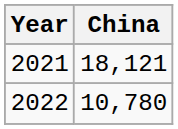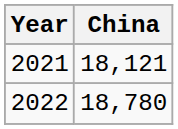(124, 103) 10,780 -> (124, 103) 18,780
